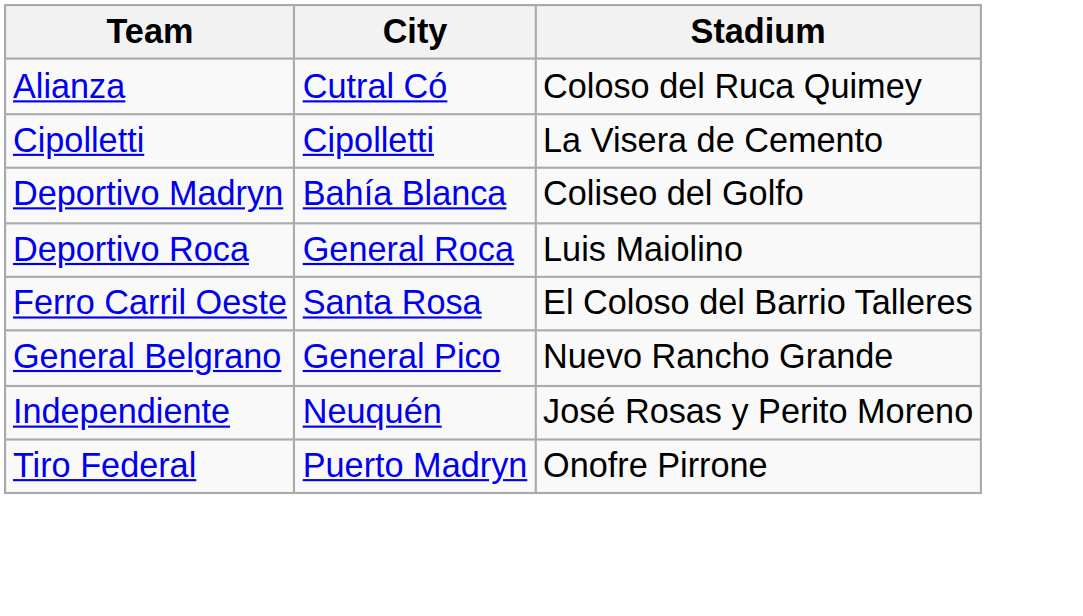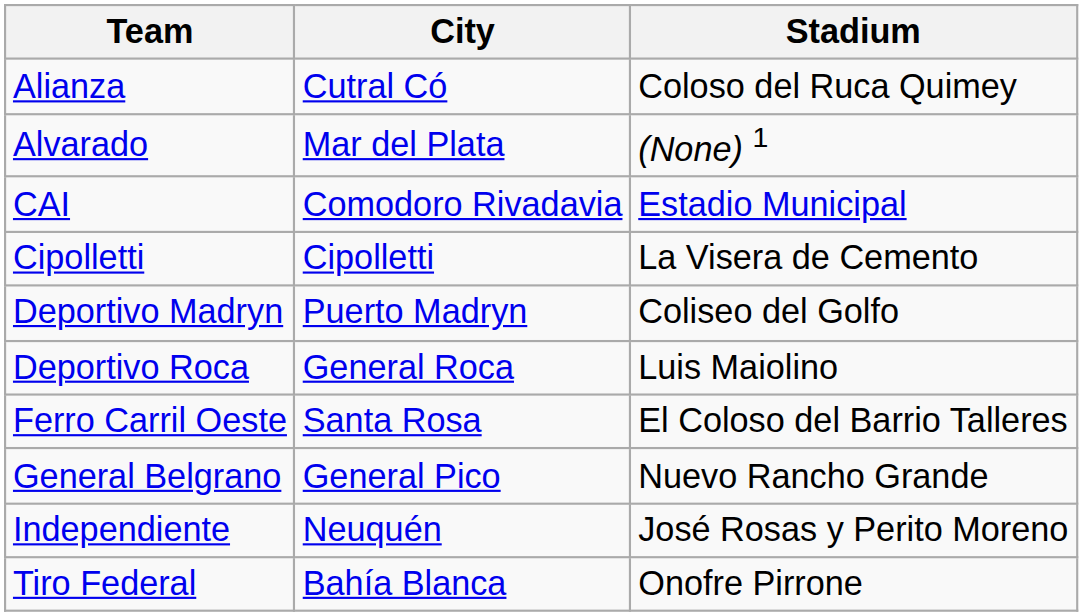+ row: (81, 144)
+ row: (42, 203)
(405, 194) Bahía Blanca -> (415, 312) Puerto Madryn
(415, 466) Puerto Madryn -> (405, 583) Bahía Blanca
